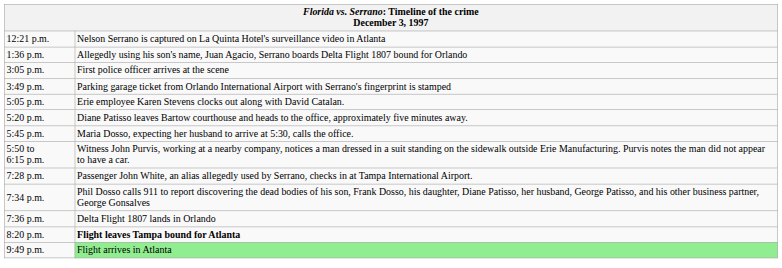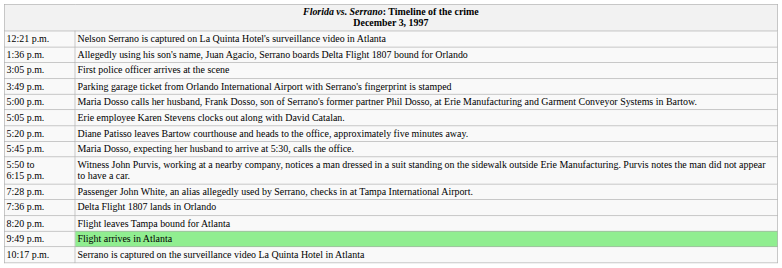+ row: (25, 102)
- row: (25, 197)
(159, 234) bold -> (154, 223) normal
+ row: (28, 254)
